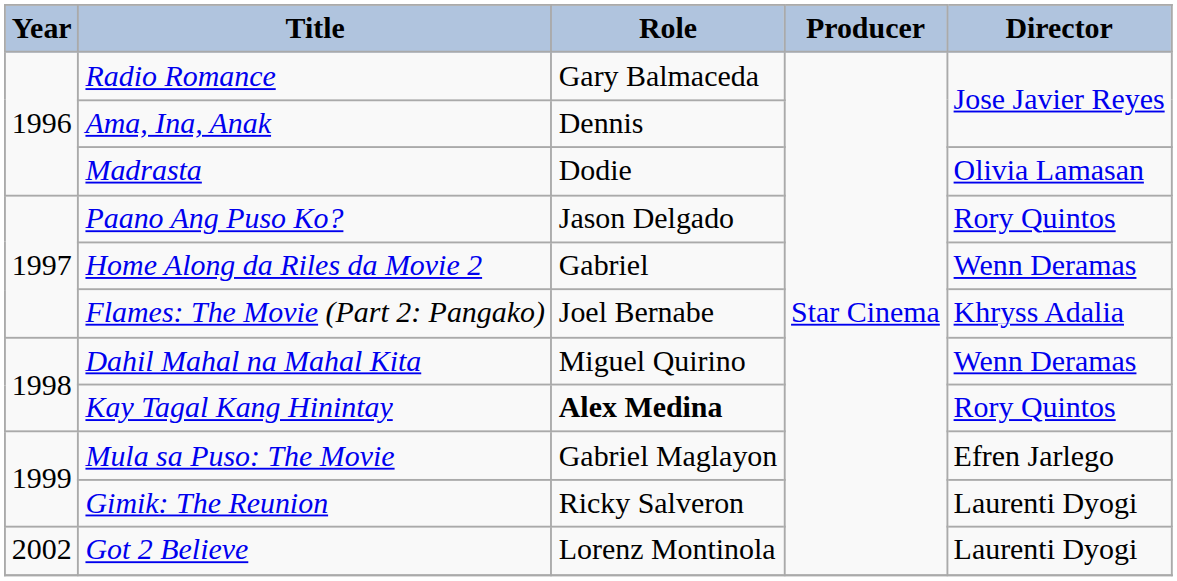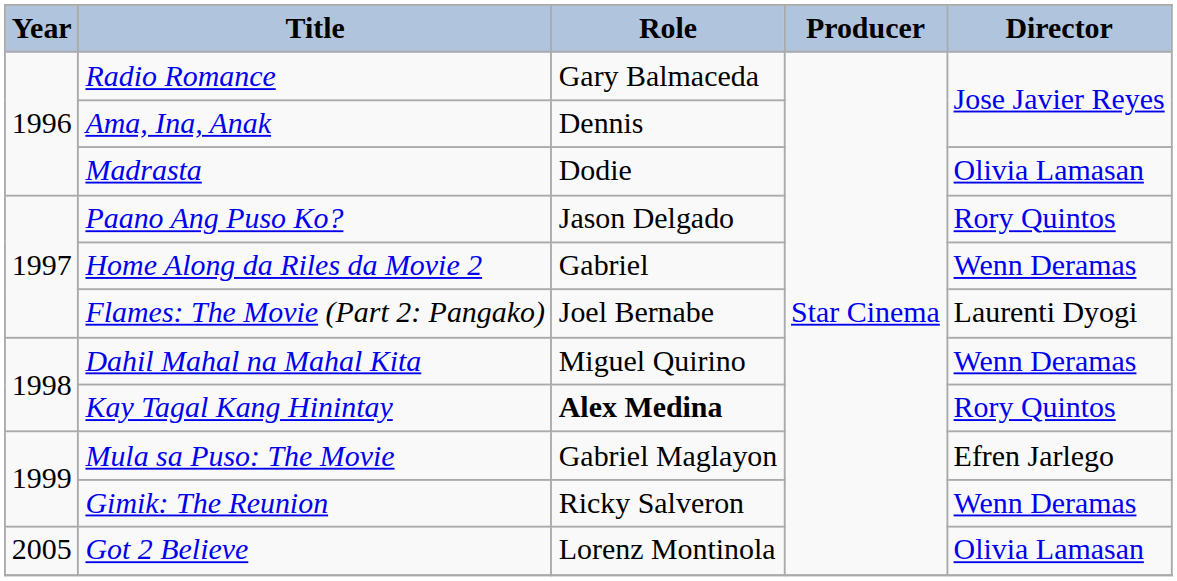(1039, 312) Khryss Adalia -> (1045, 312) Laurenti Dyogi
(1045, 502) Laurenti Dyogi -> (1045, 502) Wenn Deramas
(42, 550) 2002 -> (42, 550) 2005
(1045, 550) Laurenti Dyogi -> (1049, 550) Olivia Lamasan
